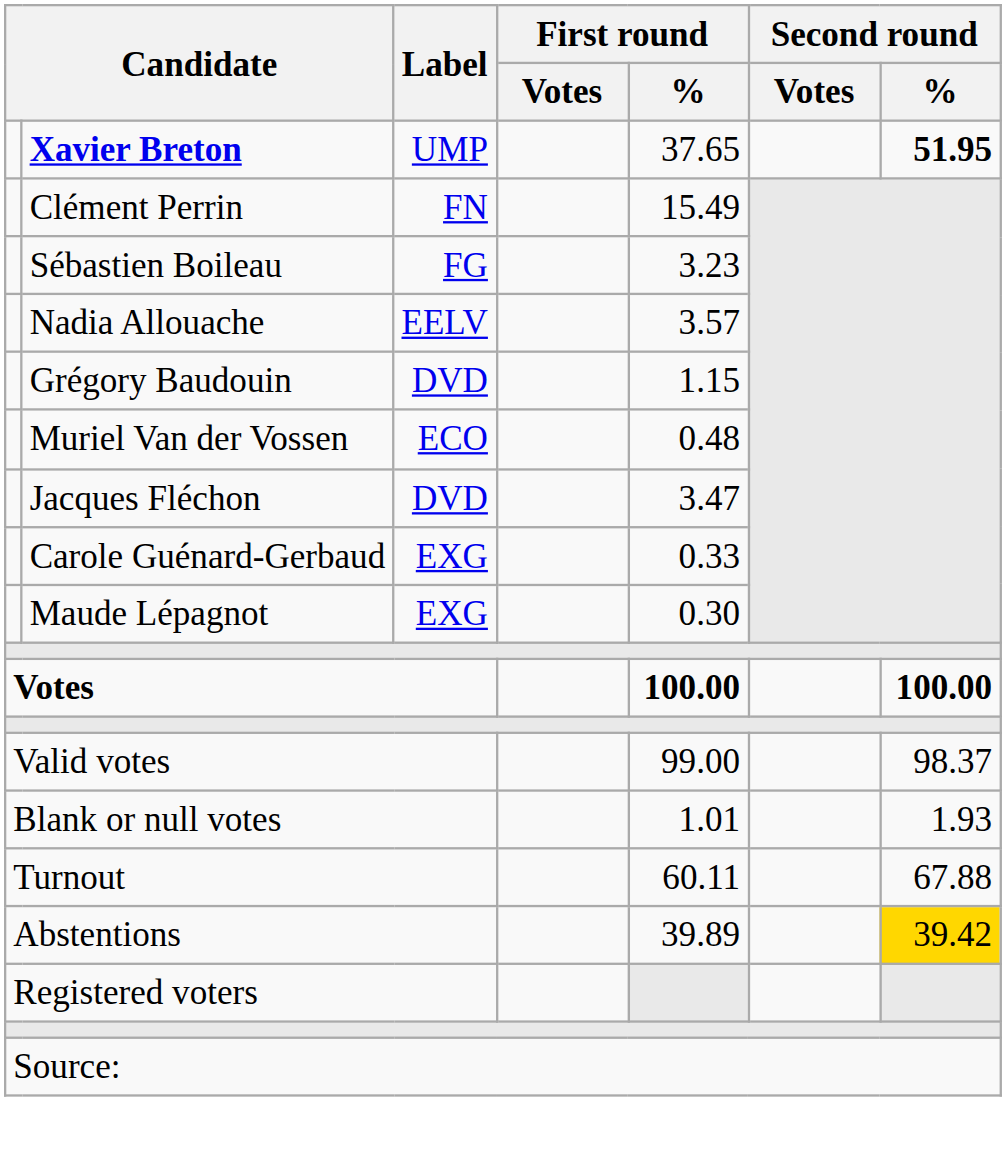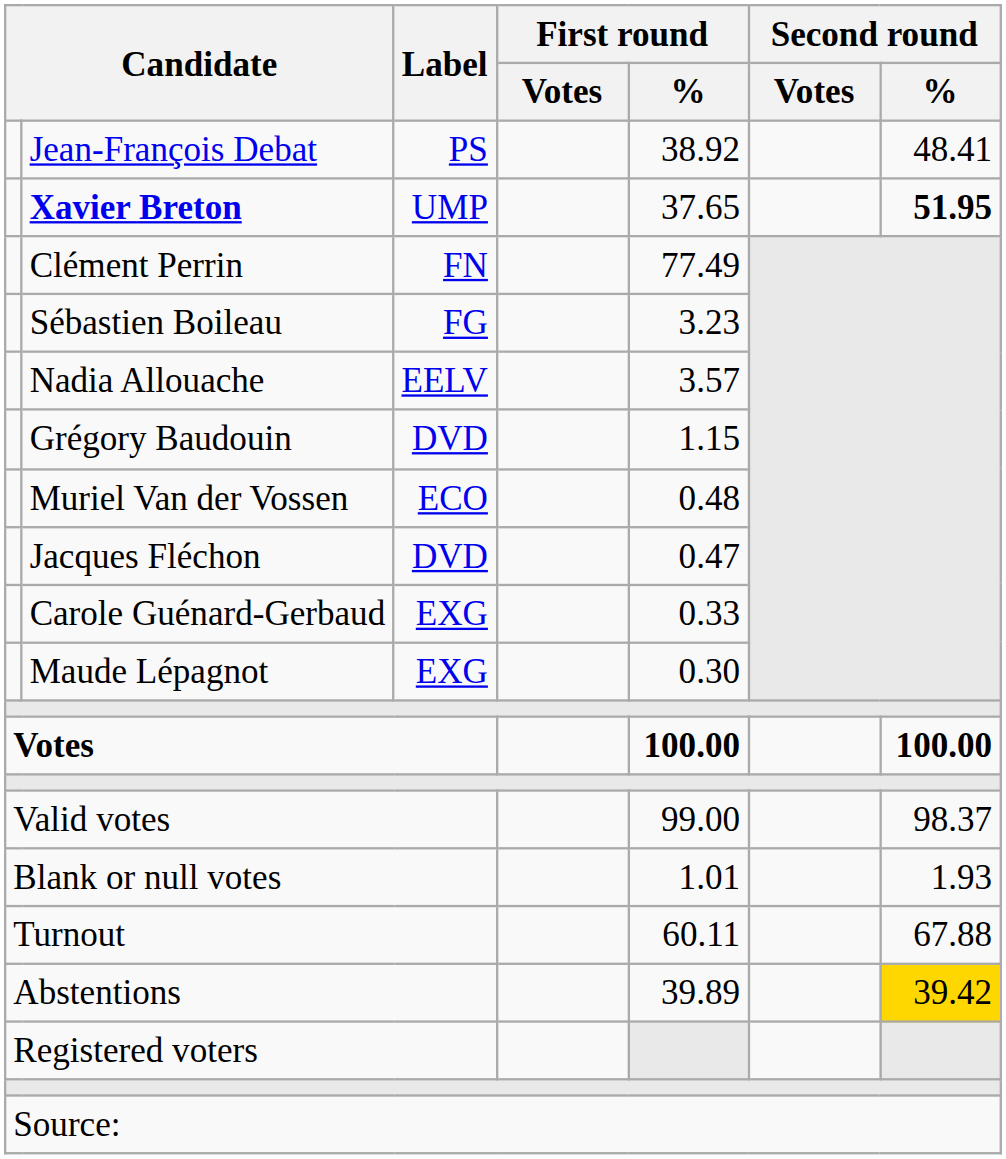+ row: (173, 149)
(701, 207) 15.49 -> (701, 265) 77.49
(709, 496) 3.47 -> (709, 554) 0.47
